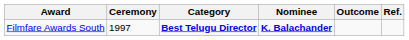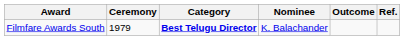(120, 27) 1997 -> (120, 27) 1979
(297, 27) bold -> (294, 27) normal
